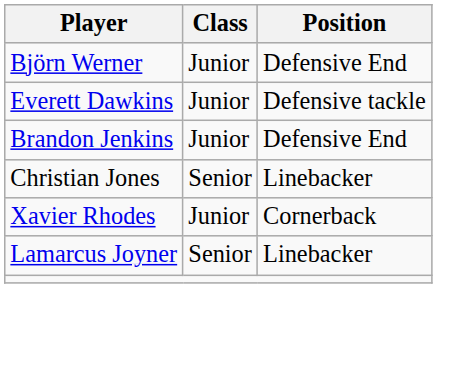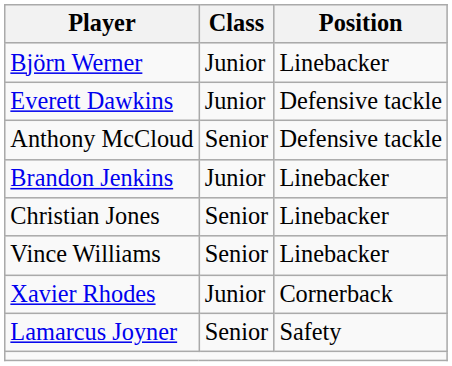(335, 62) Defensive End -> (334, 62) Linebacker
+ row: (102, 139)
(335, 139) Defensive End -> (334, 178) Linebacker
+ row: (86, 255)
(318, 255) Linebacker -> (310, 332) Safety
